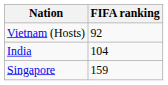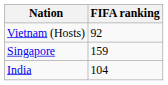rows swapped: (19, 51) <-> (31, 70)
